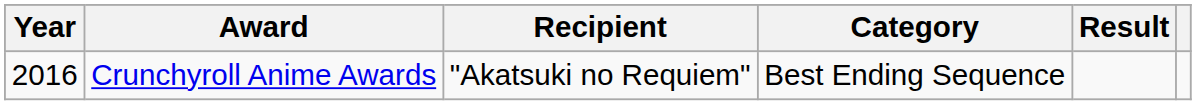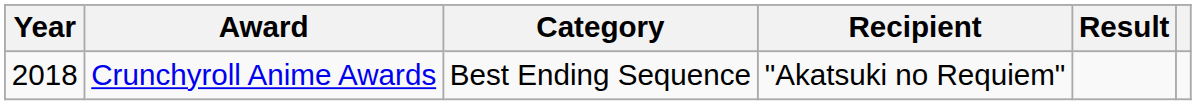columns swapped: (915, 27) <-> (600, 27)
(45, 74) 2016 -> (45, 74) 2018
